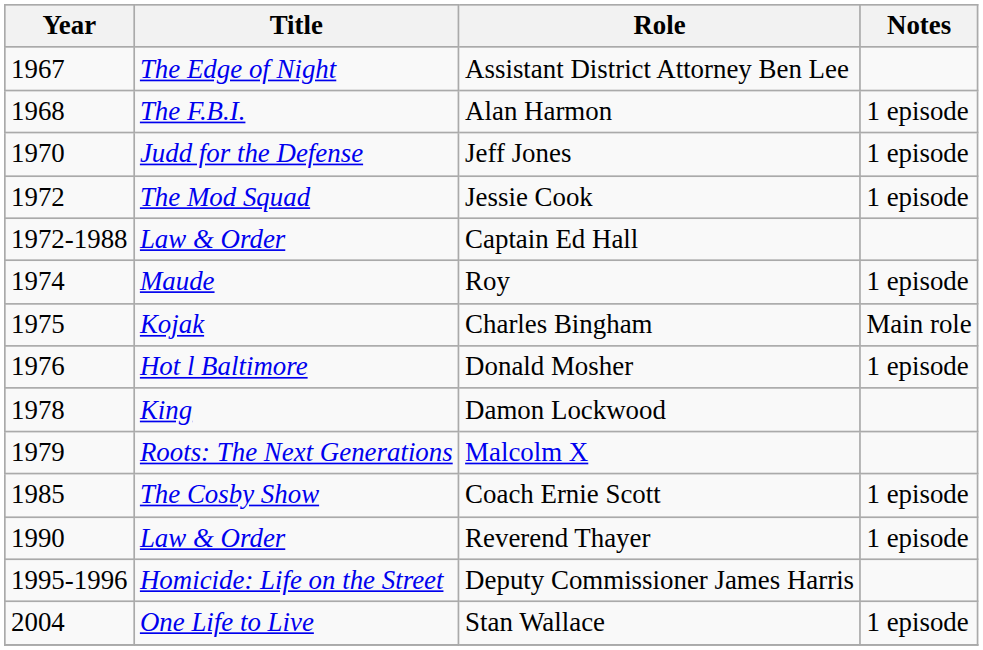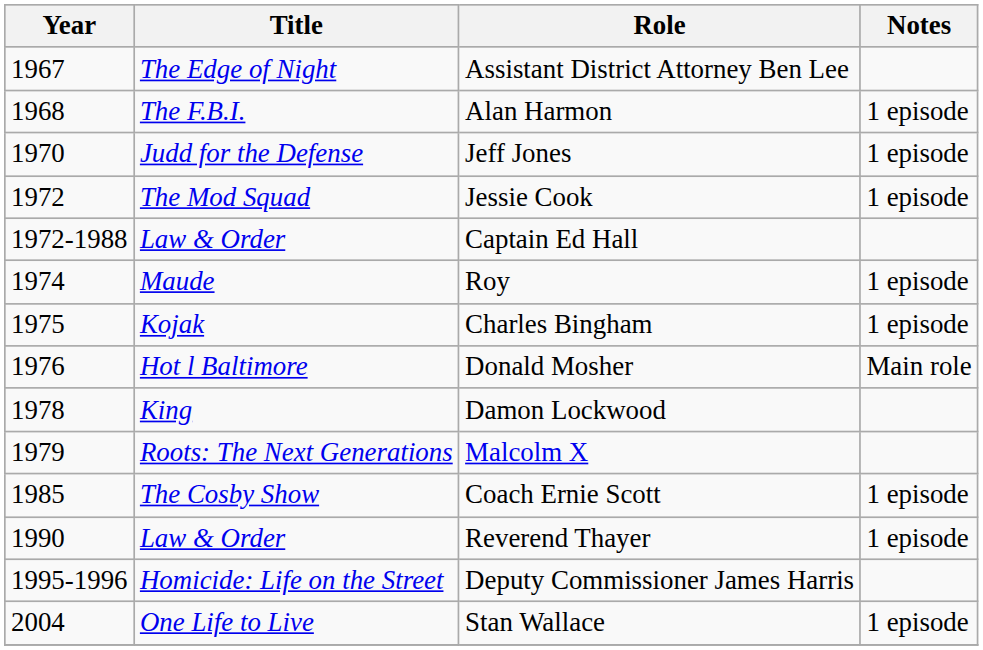(919, 324) Main role -> (918, 324) 1 episode
(918, 366) 1 episode -> (919, 366) Main role
